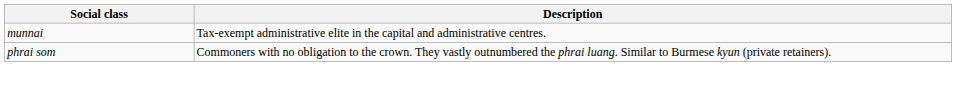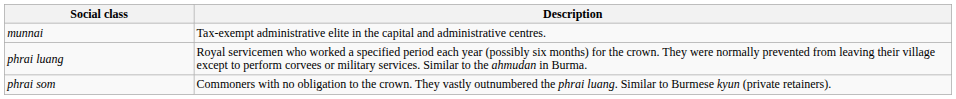+ row: (35, 58)
